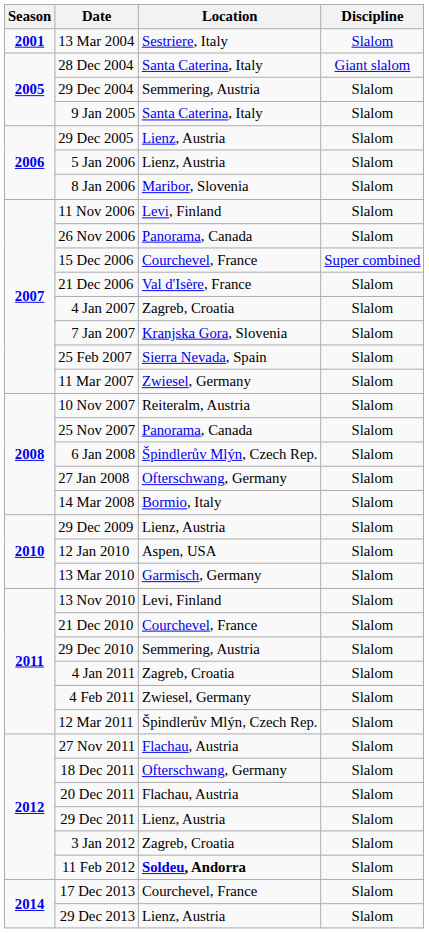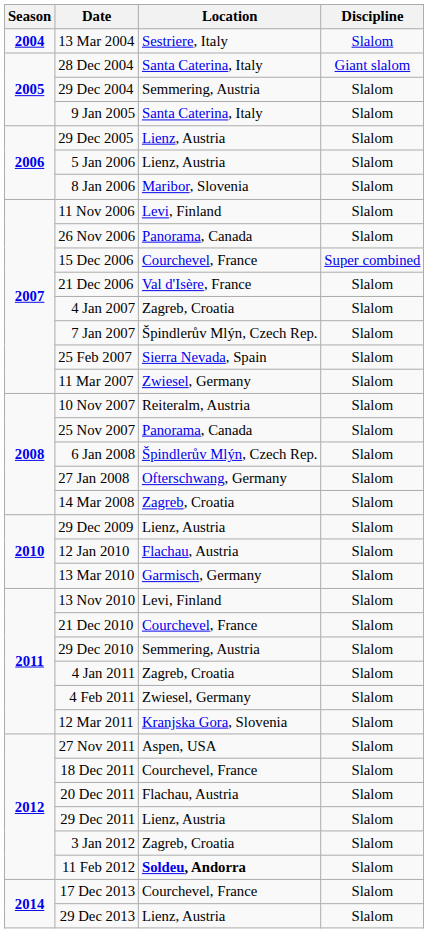(30, 41) 2001 -> (30, 41) 2004
(215, 332) Kranjska Gora, Slovenia -> (230, 332) Špindlerův Mlýn, Czech Rep.
(182, 503) Bormio, Italy -> (188, 503) Zagreb, Croatia
(179, 551) Aspen, USA -> (190, 551) Flachau, Austria
(230, 721) Špindlerův Mlýn, Czech Rep. -> (215, 721) Kranjska Gora, Slovenia
(190, 746) Flachau, Austria -> (179, 746) Aspen, USA
(214, 770) Ofterschwang, Germany -> (200, 770) Courchevel, France
